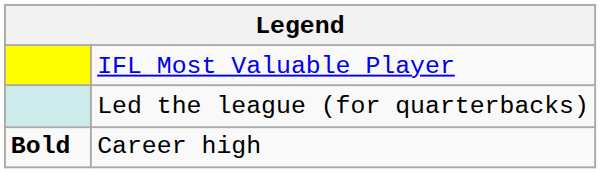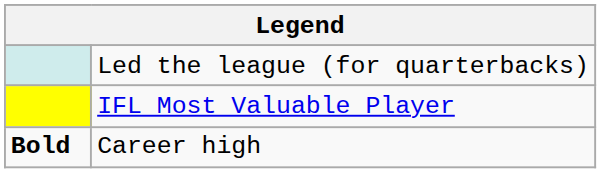rows swapped: (276, 66) <-> (343, 106)
